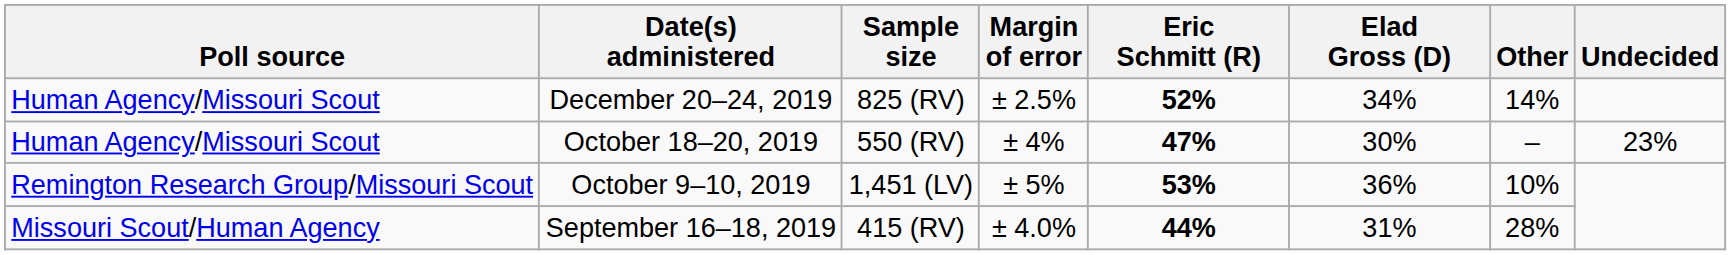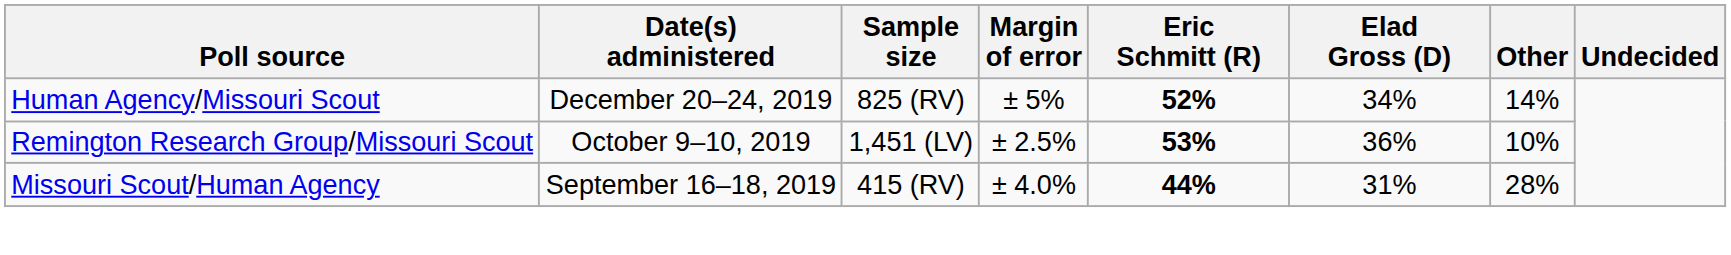(1034, 100) ± 2.5% -> (1034, 100) ± 5%
- row: (691, 142)
(1034, 185) ± 5% -> (1034, 142) ± 2.5%
